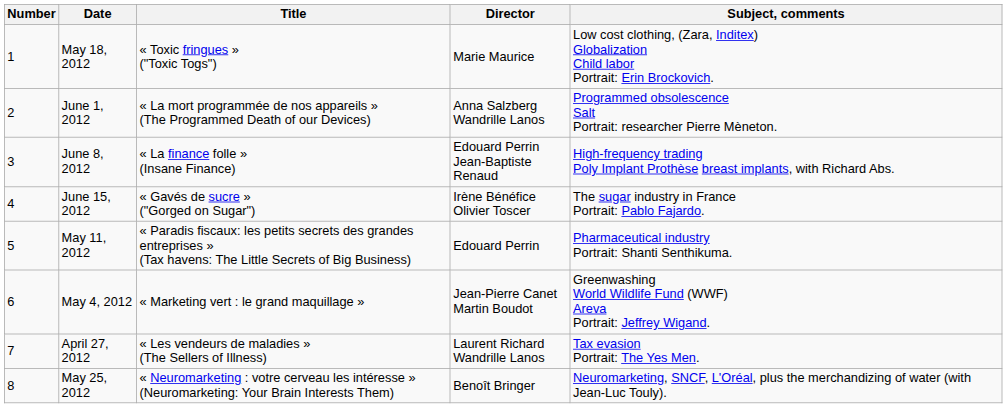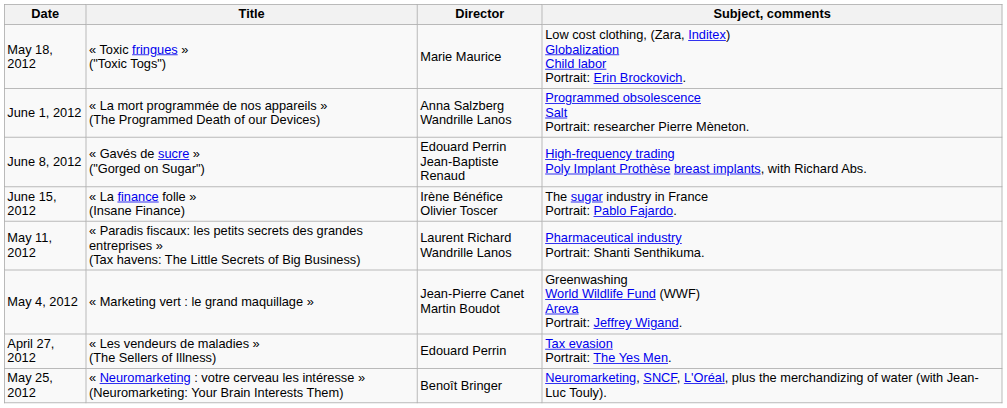- column: (32, 14)
(193, 161) « La finance folle » (Insane Finance) -> (147, 161) « Gavés de sucre » ("Gorged on Sugar")
(197, 203) « Gavés de sucre » ("Gorged on Sugar") -> (143, 203) « La finance folle » (Insane Finance)
(496, 245) Edouard Perrin -> (466, 245) Laurent Richard Wandrille Lanos
(499, 351) Laurent Richard Wandrille Lanos -> (463, 351) Edouard Perrin
